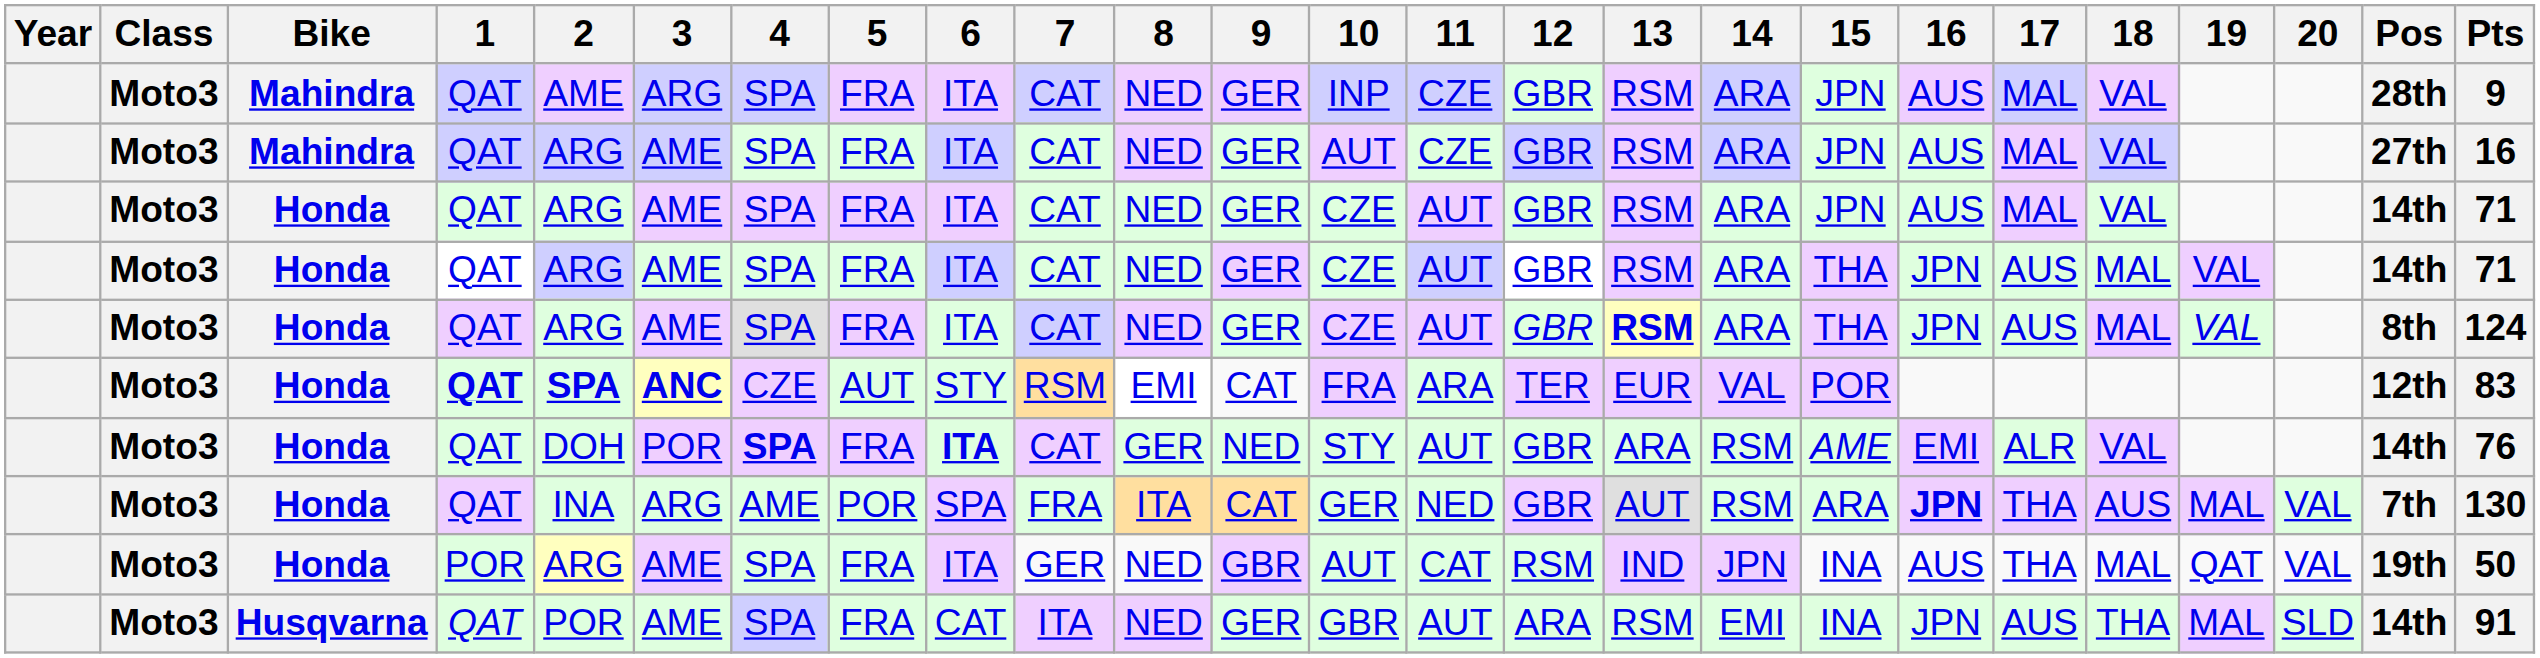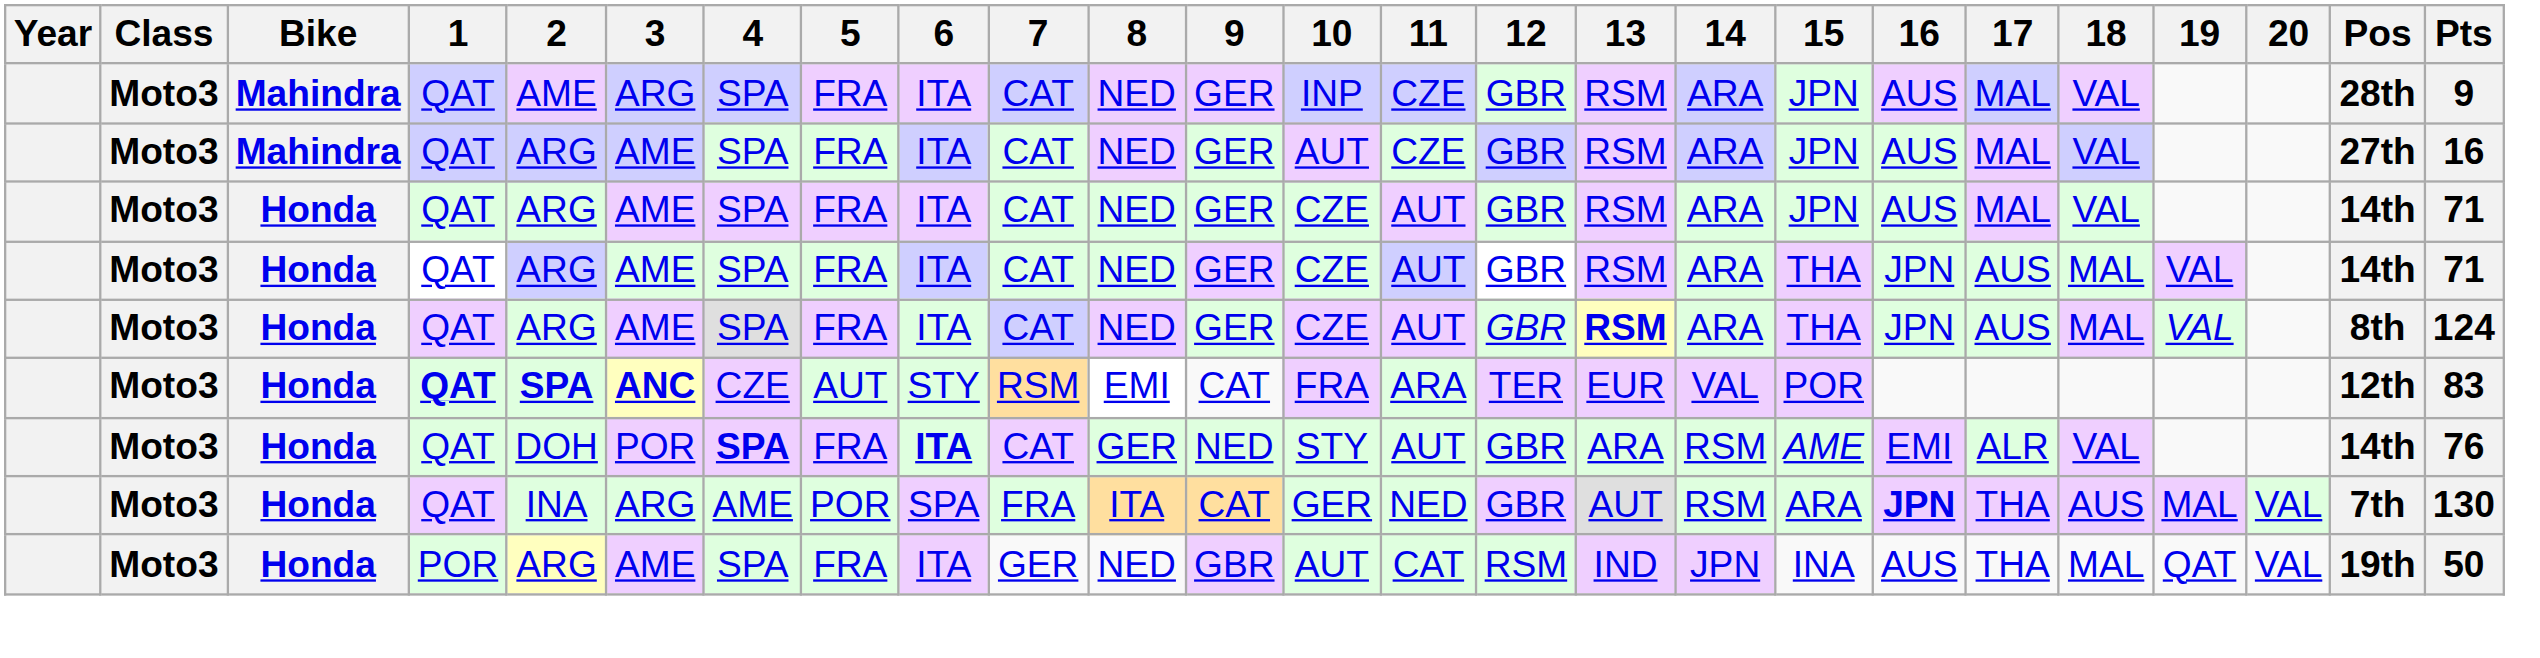- row: (332, 622)
